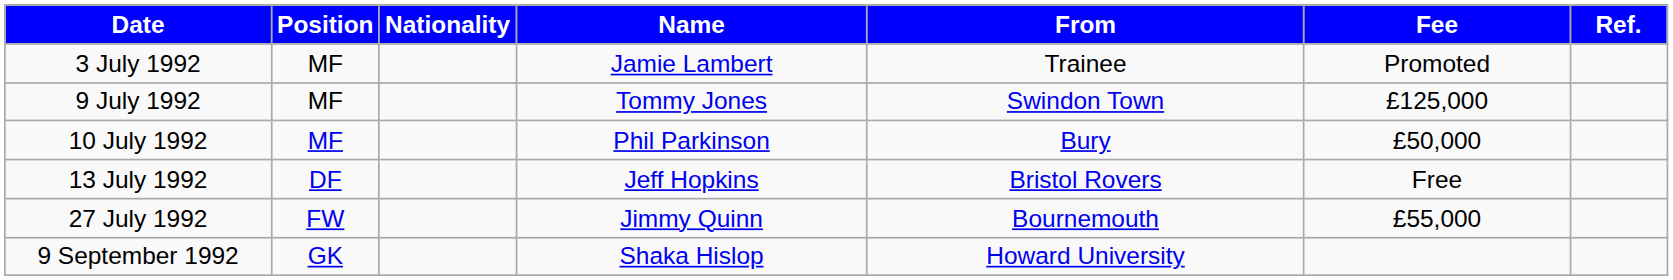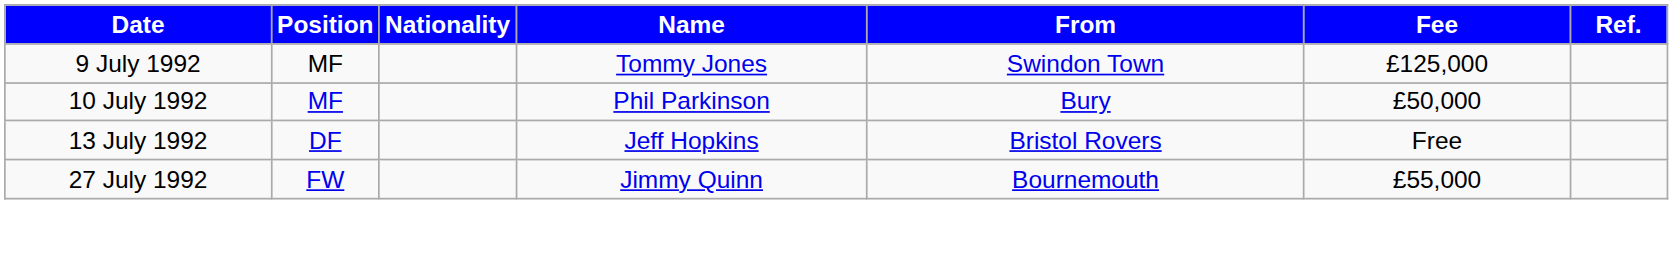- row: (138, 63)
- row: (138, 257)
